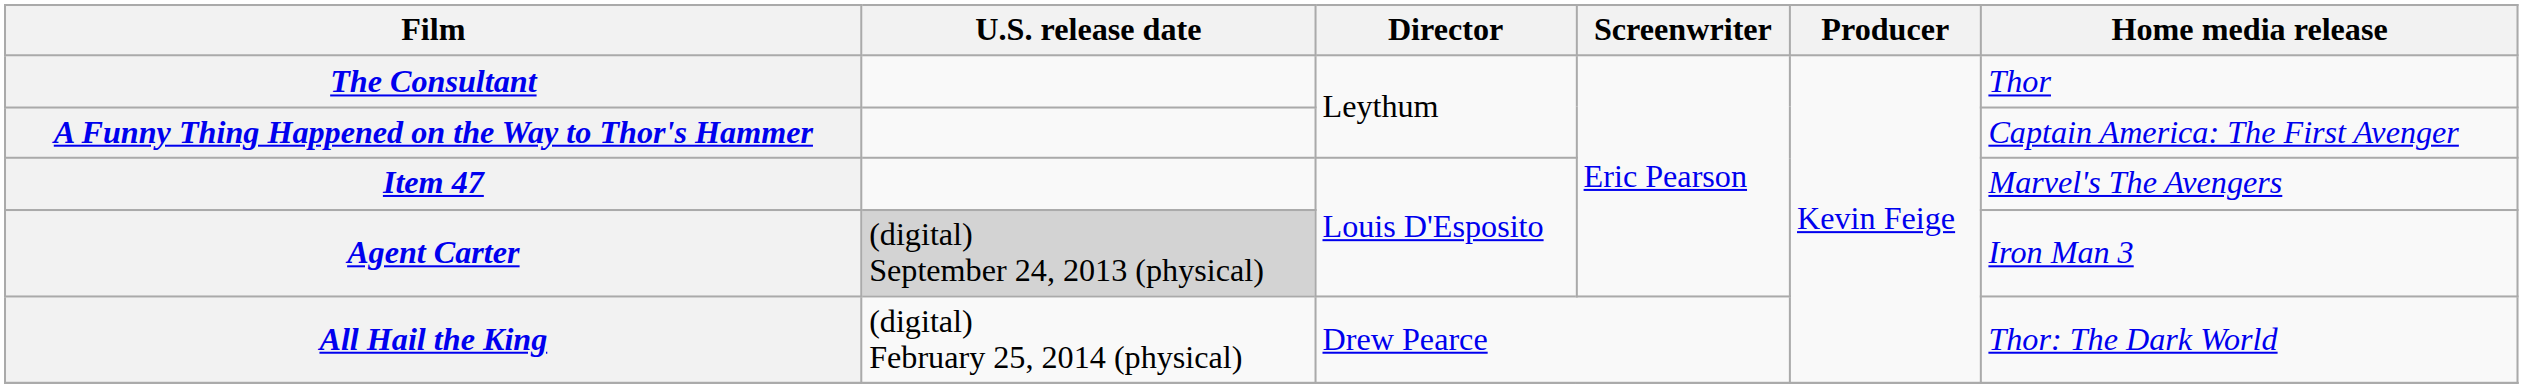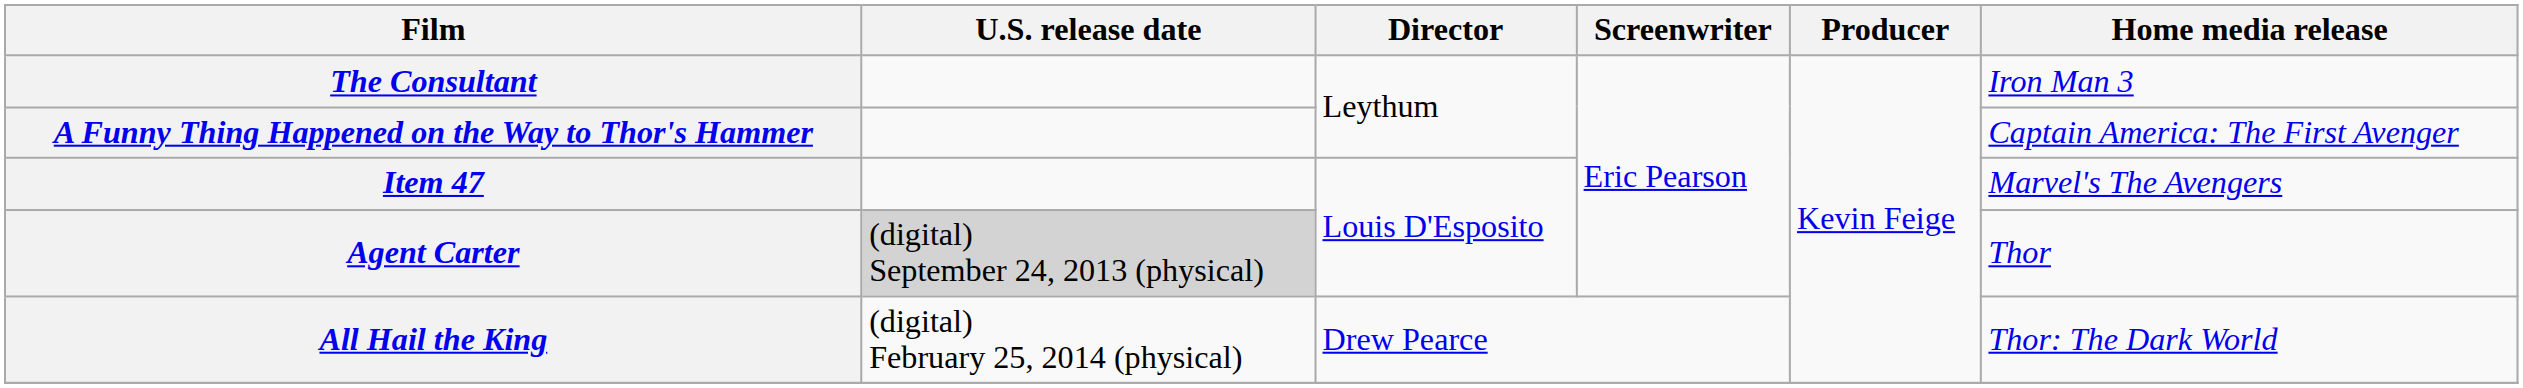(2020, 81) Thor -> (2061, 81) Iron Man 3
(2061, 252) Iron Man 3 -> (2020, 252) Thor
